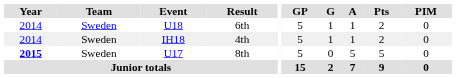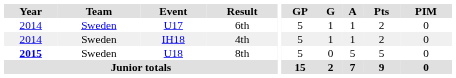(173, 25) U18 -> (173, 25) U17
(173, 53) U17 -> (173, 53) U18
